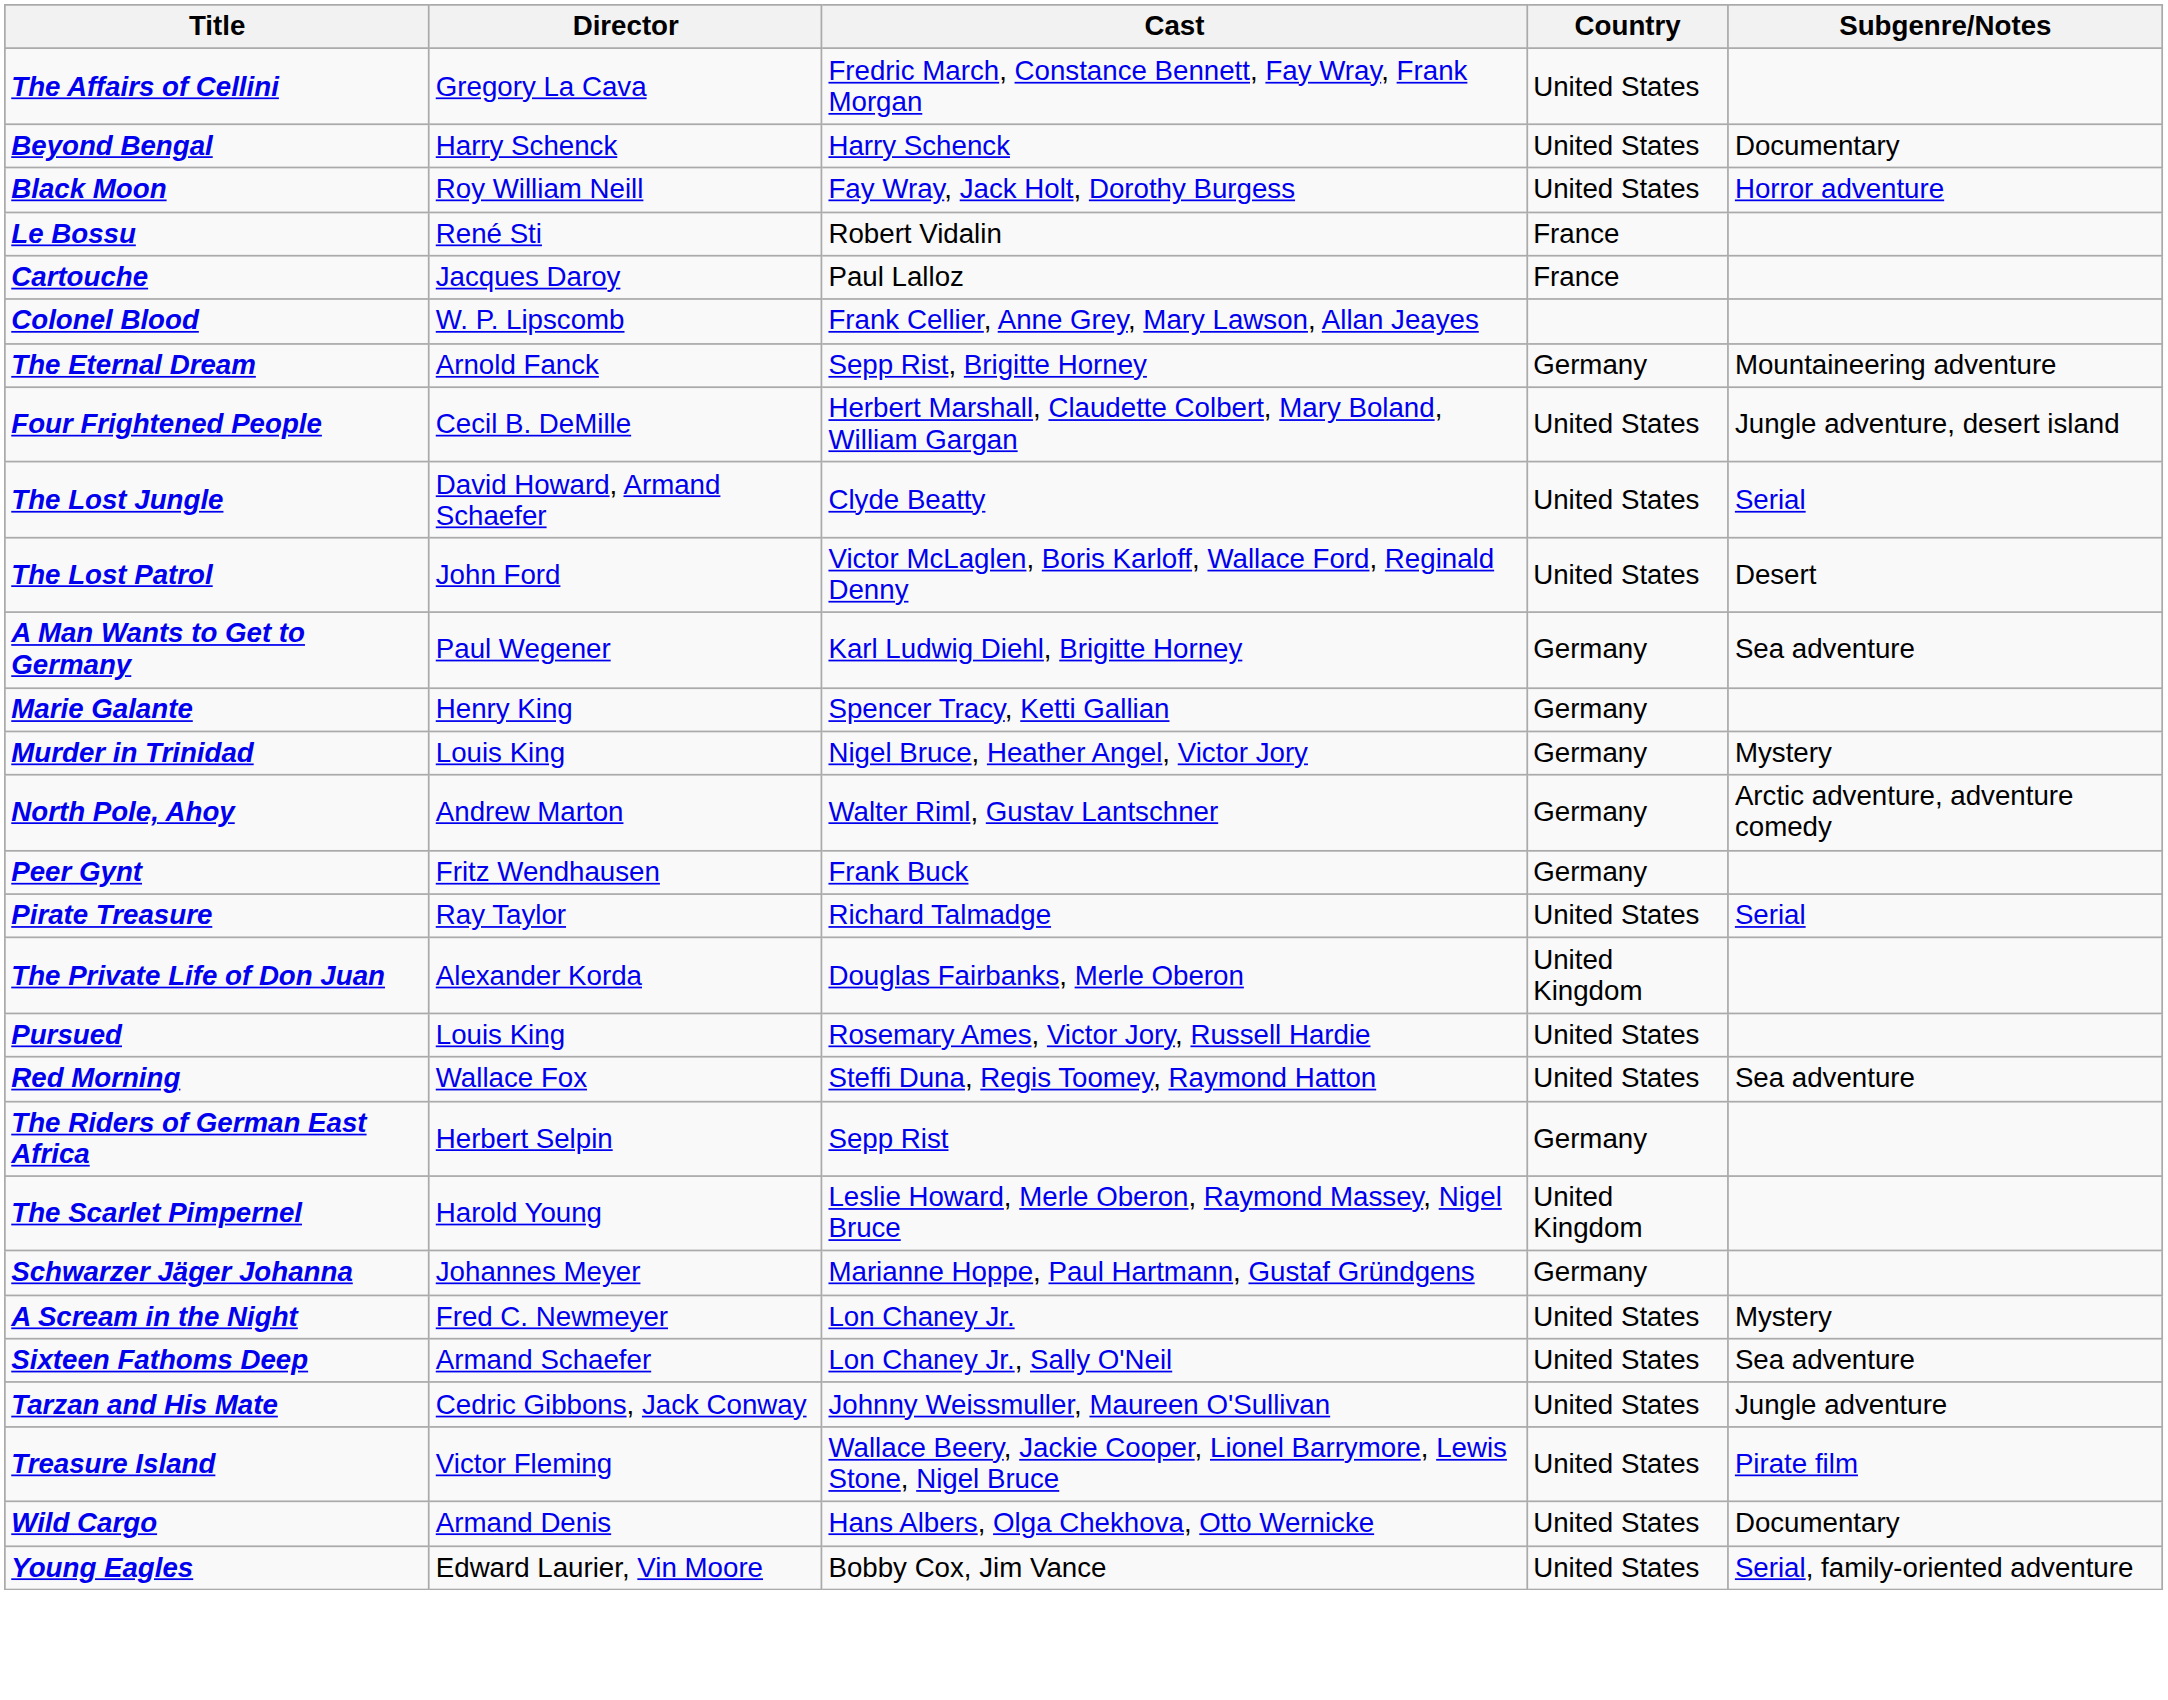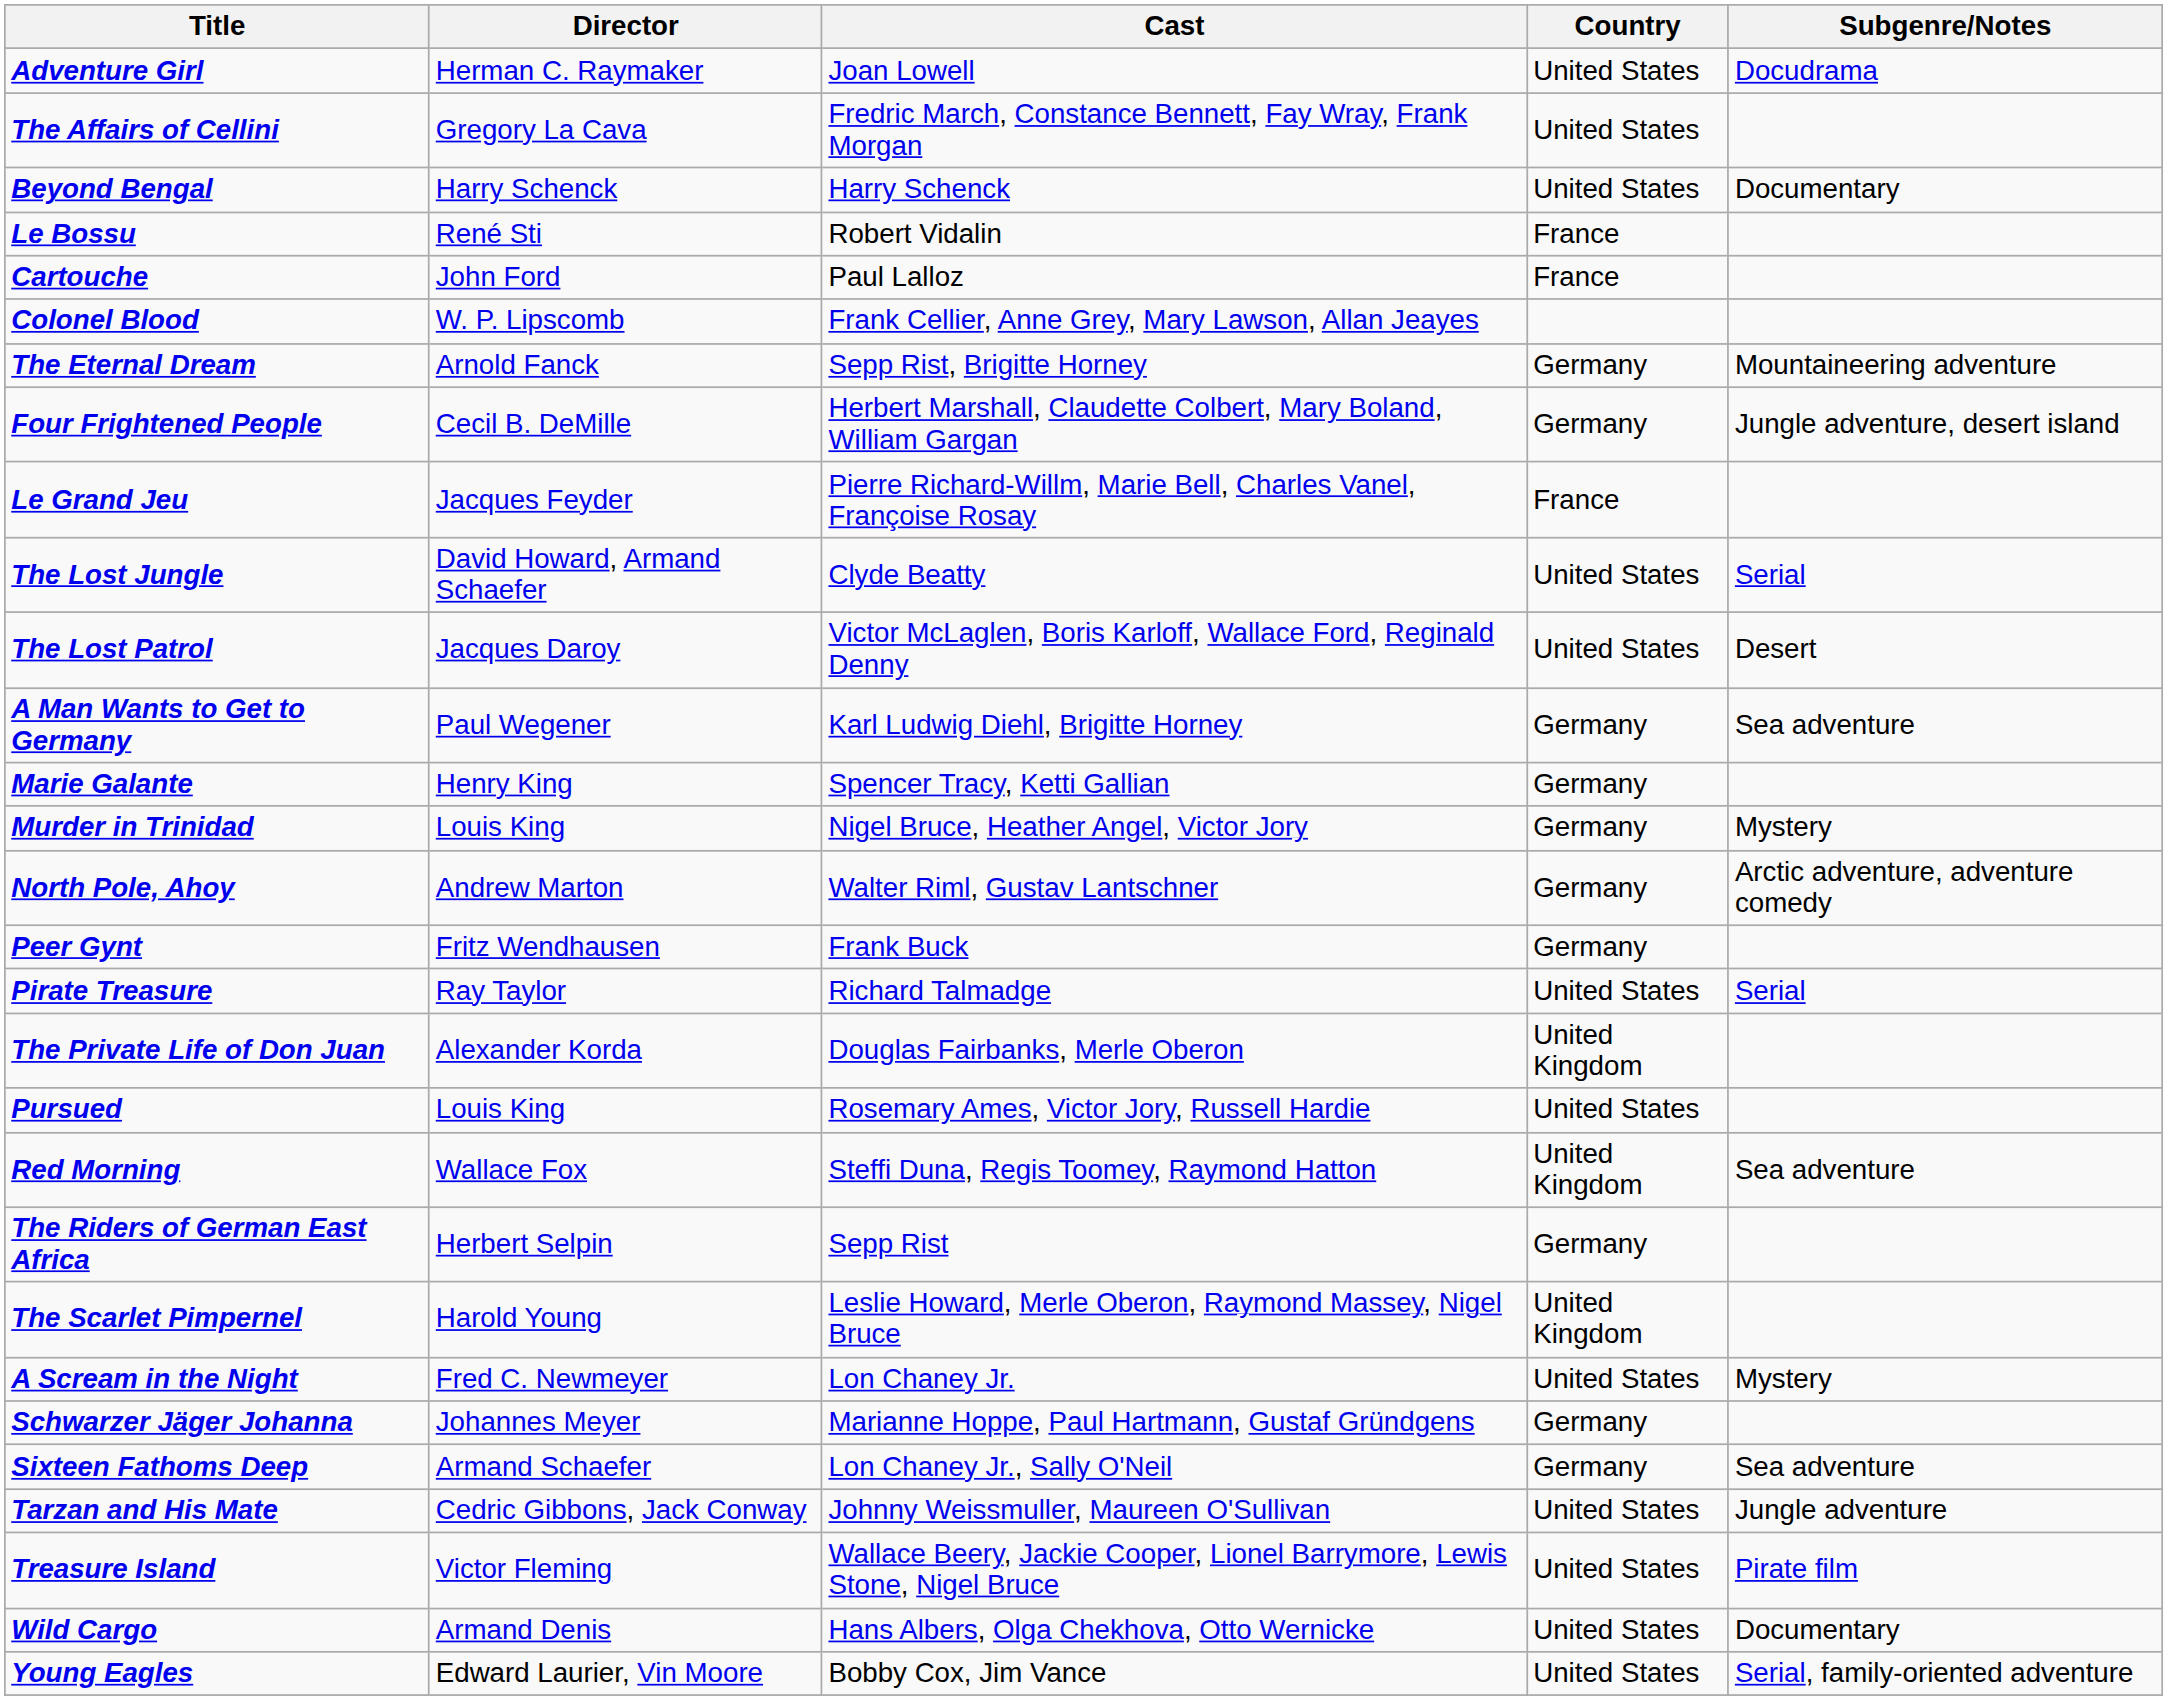+ row: (107, 70)
- row: (89, 189)
(528, 277) Jacques Daroy -> (498, 277) John Ford
(1616, 424) United States -> (1590, 424) Germany
+ row: (100, 499)
(498, 574) John Ford -> (528, 649) Jacques Daroy
(1616, 1078) United States -> (1588, 1169) United Kingdom
rows swapped: (182, 1272) <-> (155, 1316)
(1616, 1360) United States -> (1590, 1466) Germany
